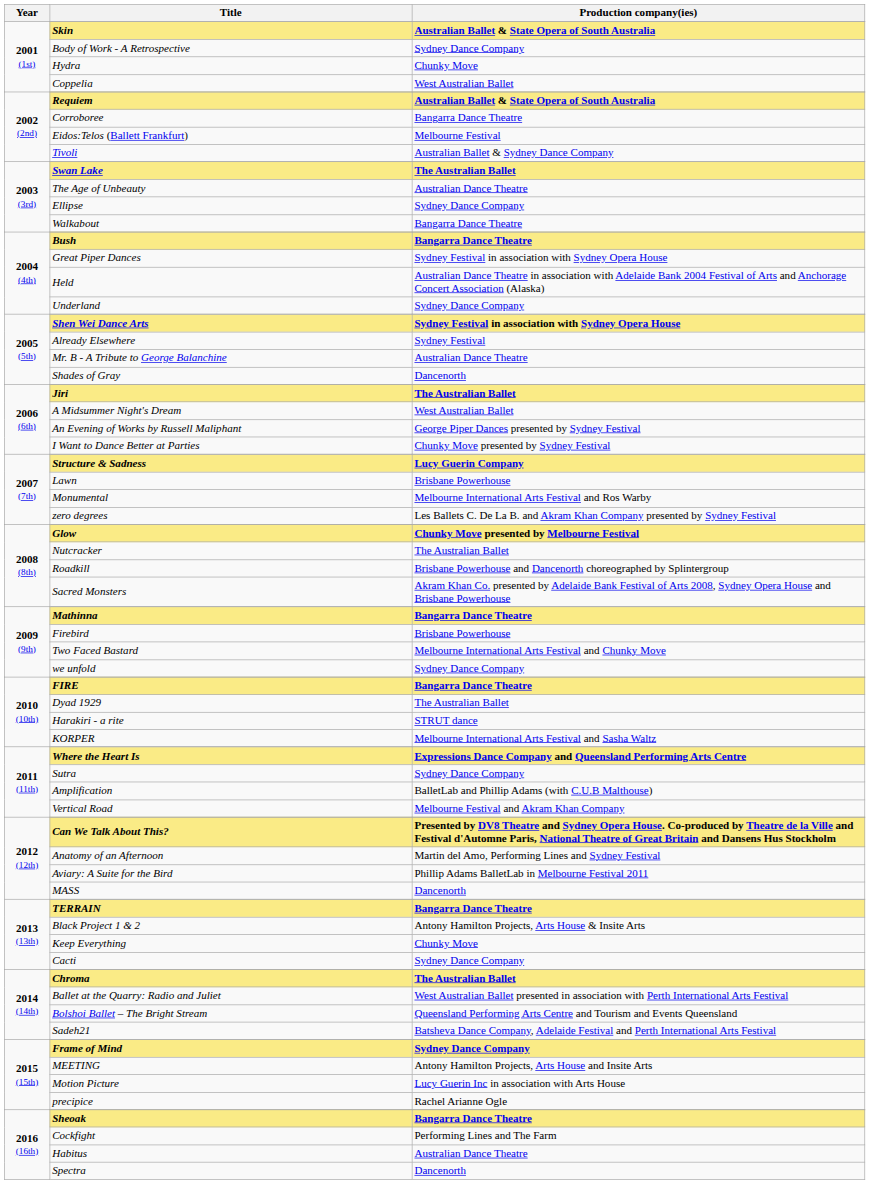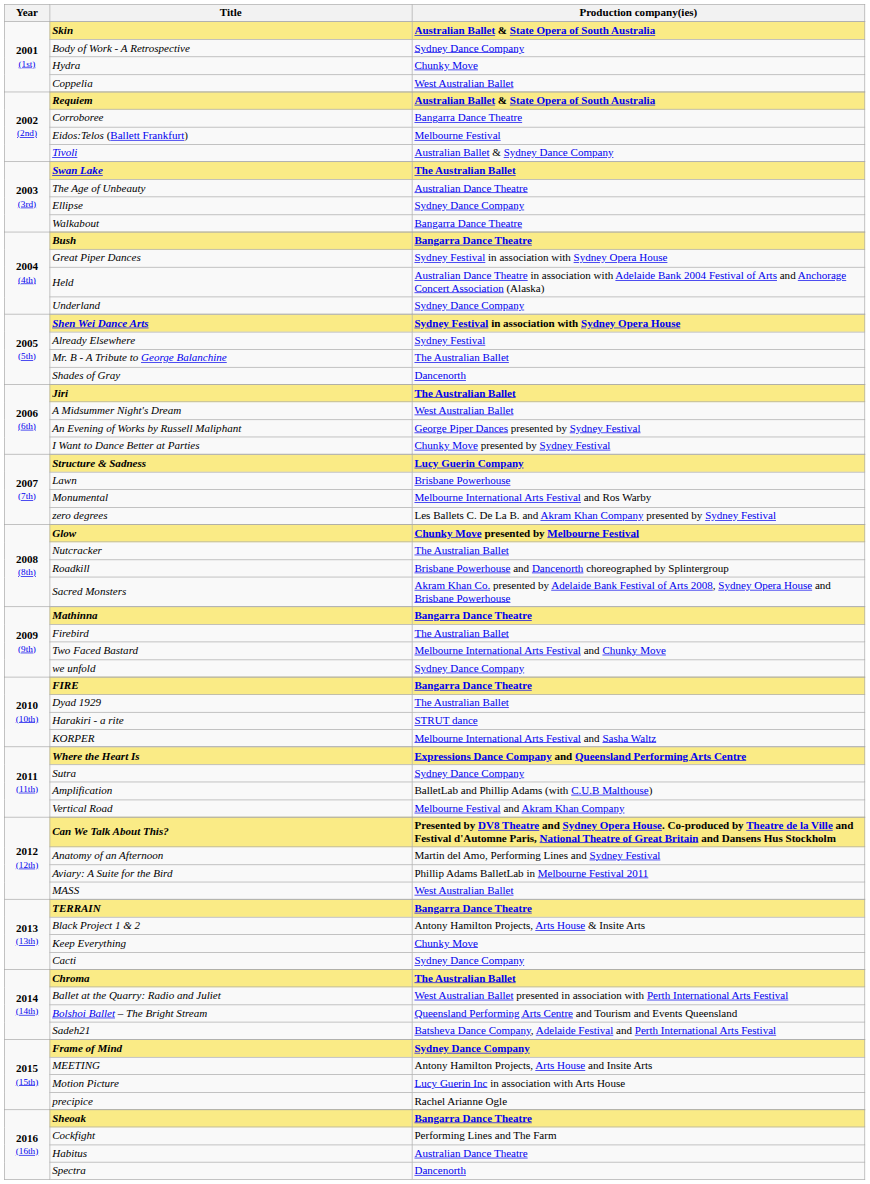(471, 358) Australian Dance Theatre -> (462, 358) The Australian Ballet
(462, 633) Brisbane Powerhouse -> (462, 633) The Australian Ballet
(440, 890) Dancenorth -> (464, 890) West Australian Ballet
